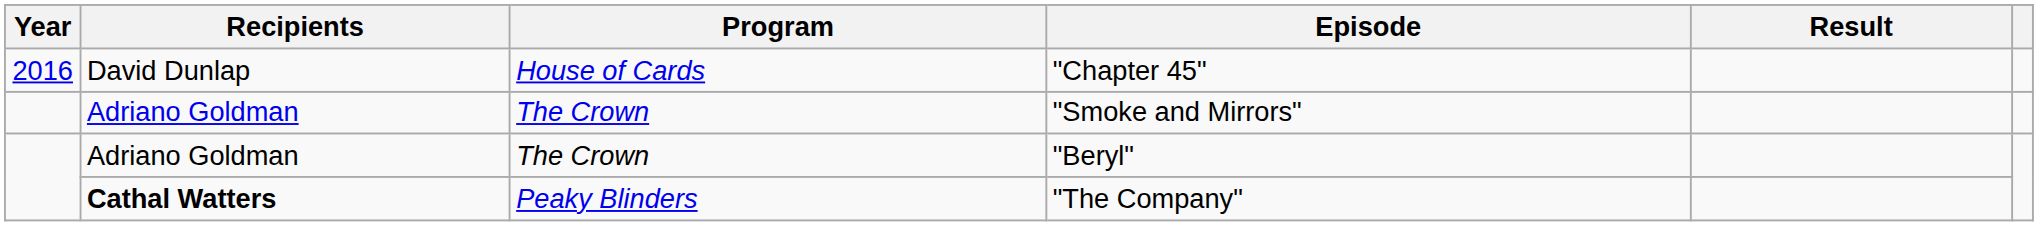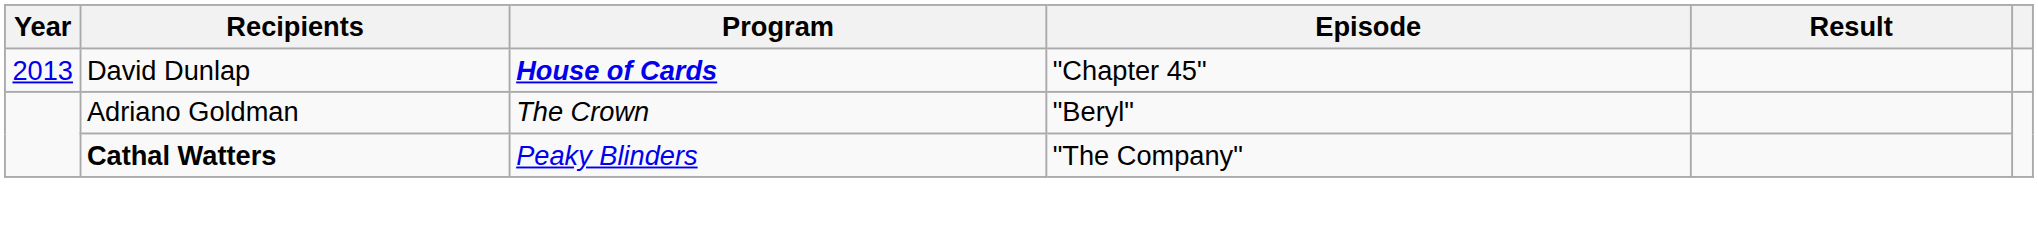(43, 70) 2016 -> (43, 70) 2013
(611, 70) normal -> (617, 70) bold
- row: (1177, 113)
